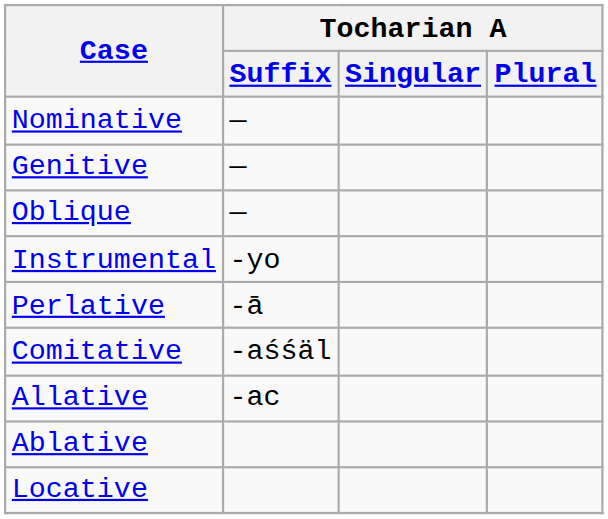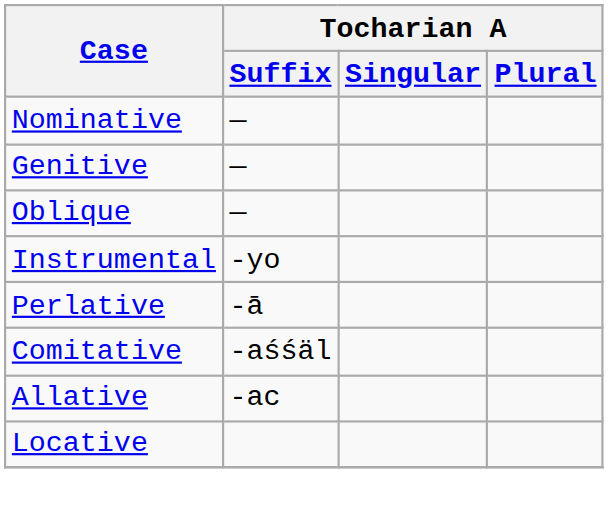- row: (80, 444)
